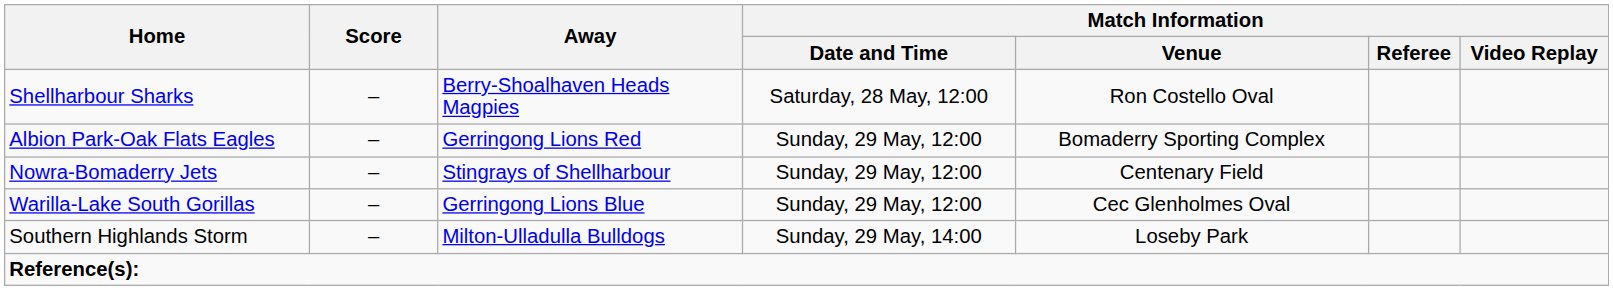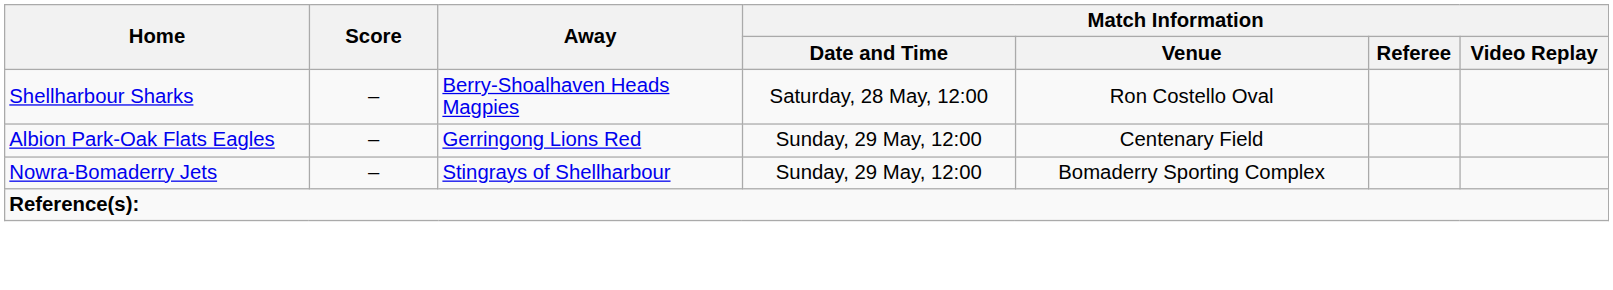(1192, 140) Bomaderry Sporting Complex -> (1192, 140) Centenary Field
(1192, 172) Centenary Field -> (1192, 172) Bomaderry Sporting Complex
- row: (132, 204)
- row: (128, 236)
